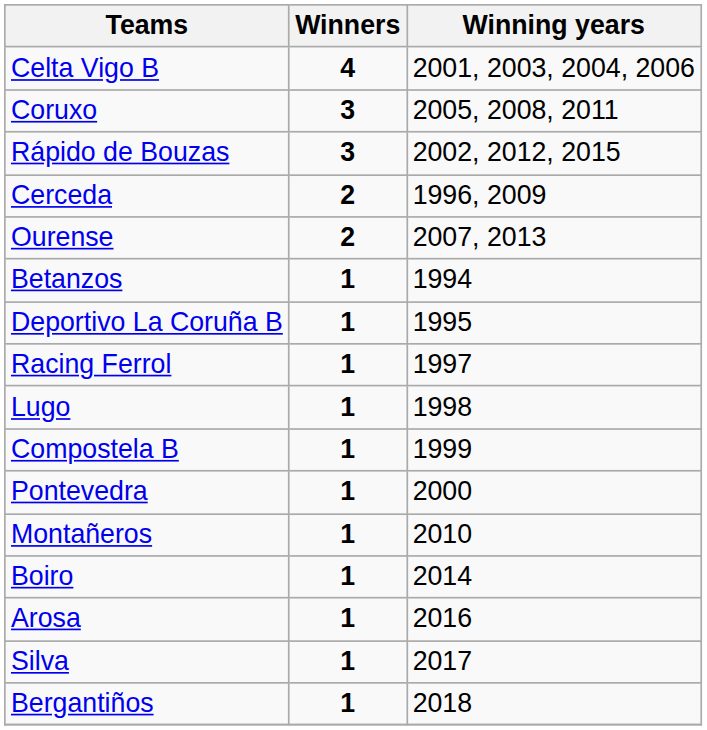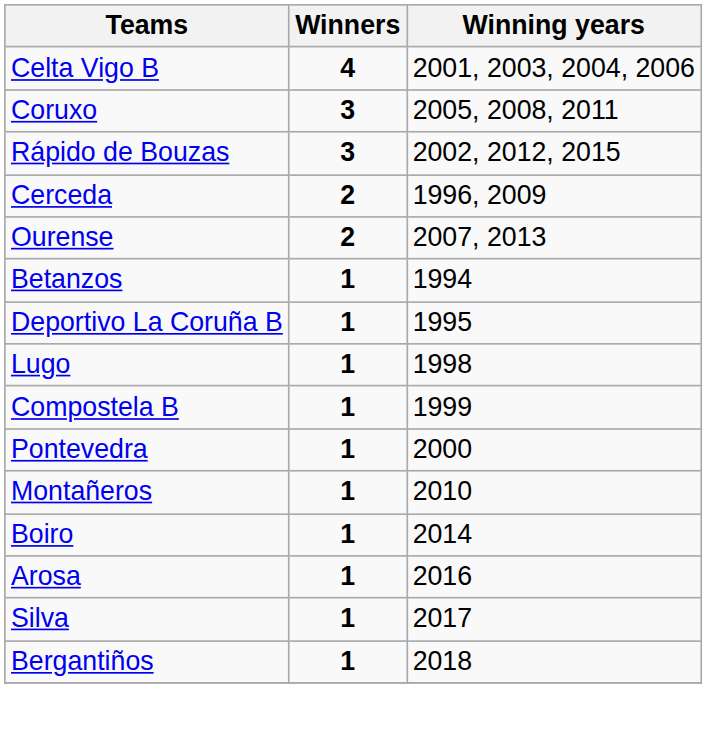- row: (91, 364)
